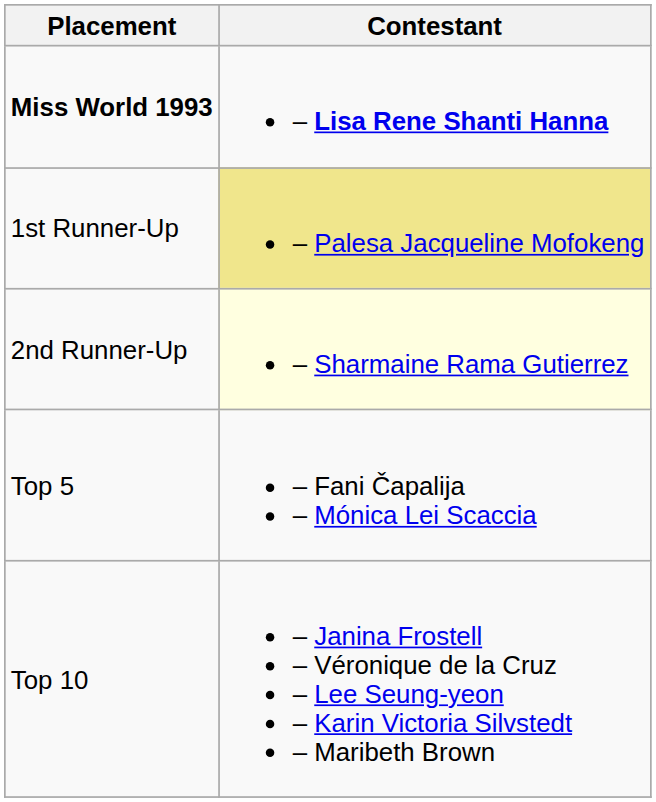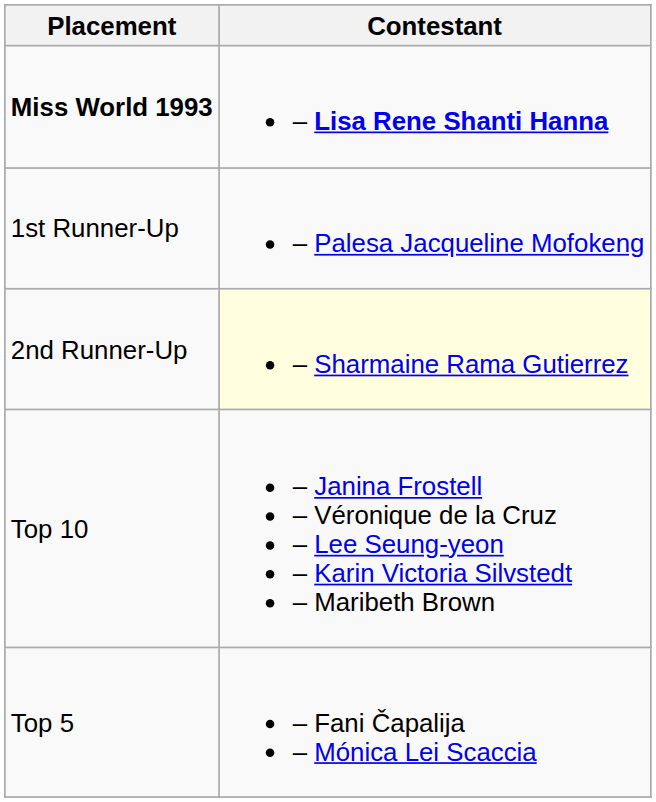(435, 243) khaki background -> (435, 243) no background
rows swapped: (42, 485) <-> (50, 679)
